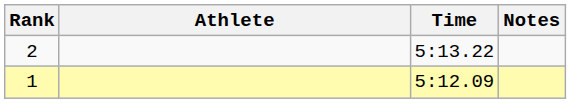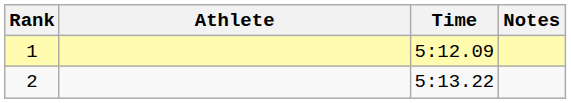rows swapped: (32, 82) <-> (32, 51)
